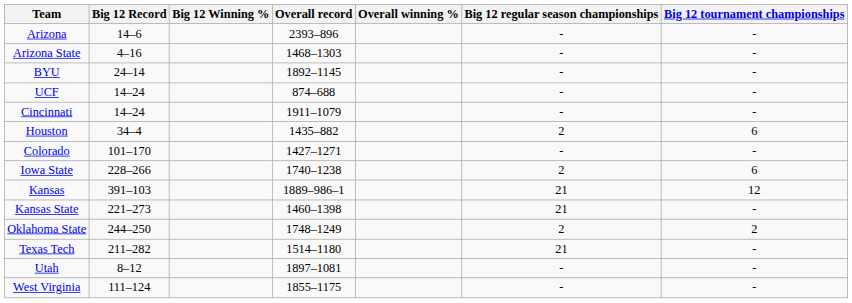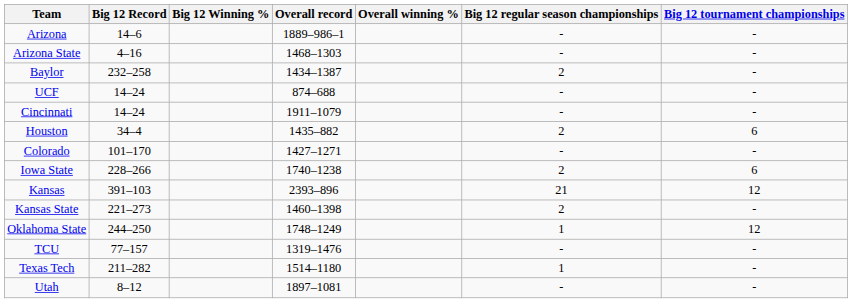(314, 33) 2393–896 -> (314, 33) 1889–986–1
+ row: (47, 72)
- row: (47, 72)
(314, 190) 1889–986–1 -> (314, 190) 2393–896
(561, 209) 21 -> (561, 209) 2
(561, 229) 2 -> (561, 229) 1
(754, 229) 2 -> (754, 229) 12
+ row: (47, 248)
(561, 248) 21 -> (561, 268) 1
- row: (47, 287)
